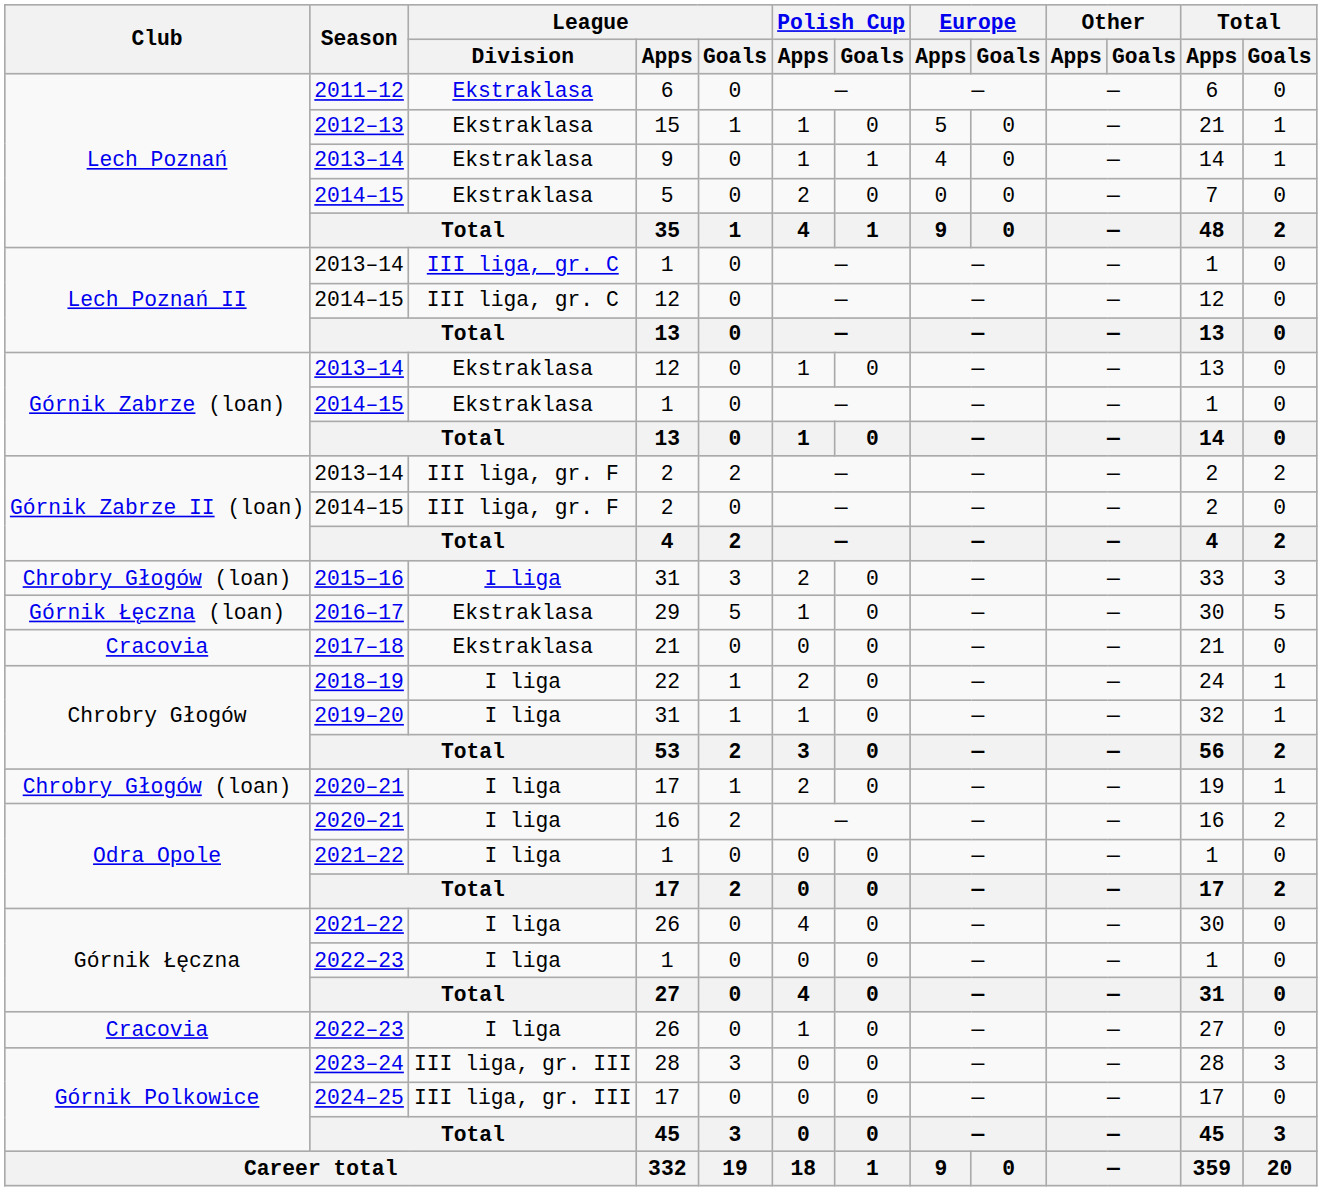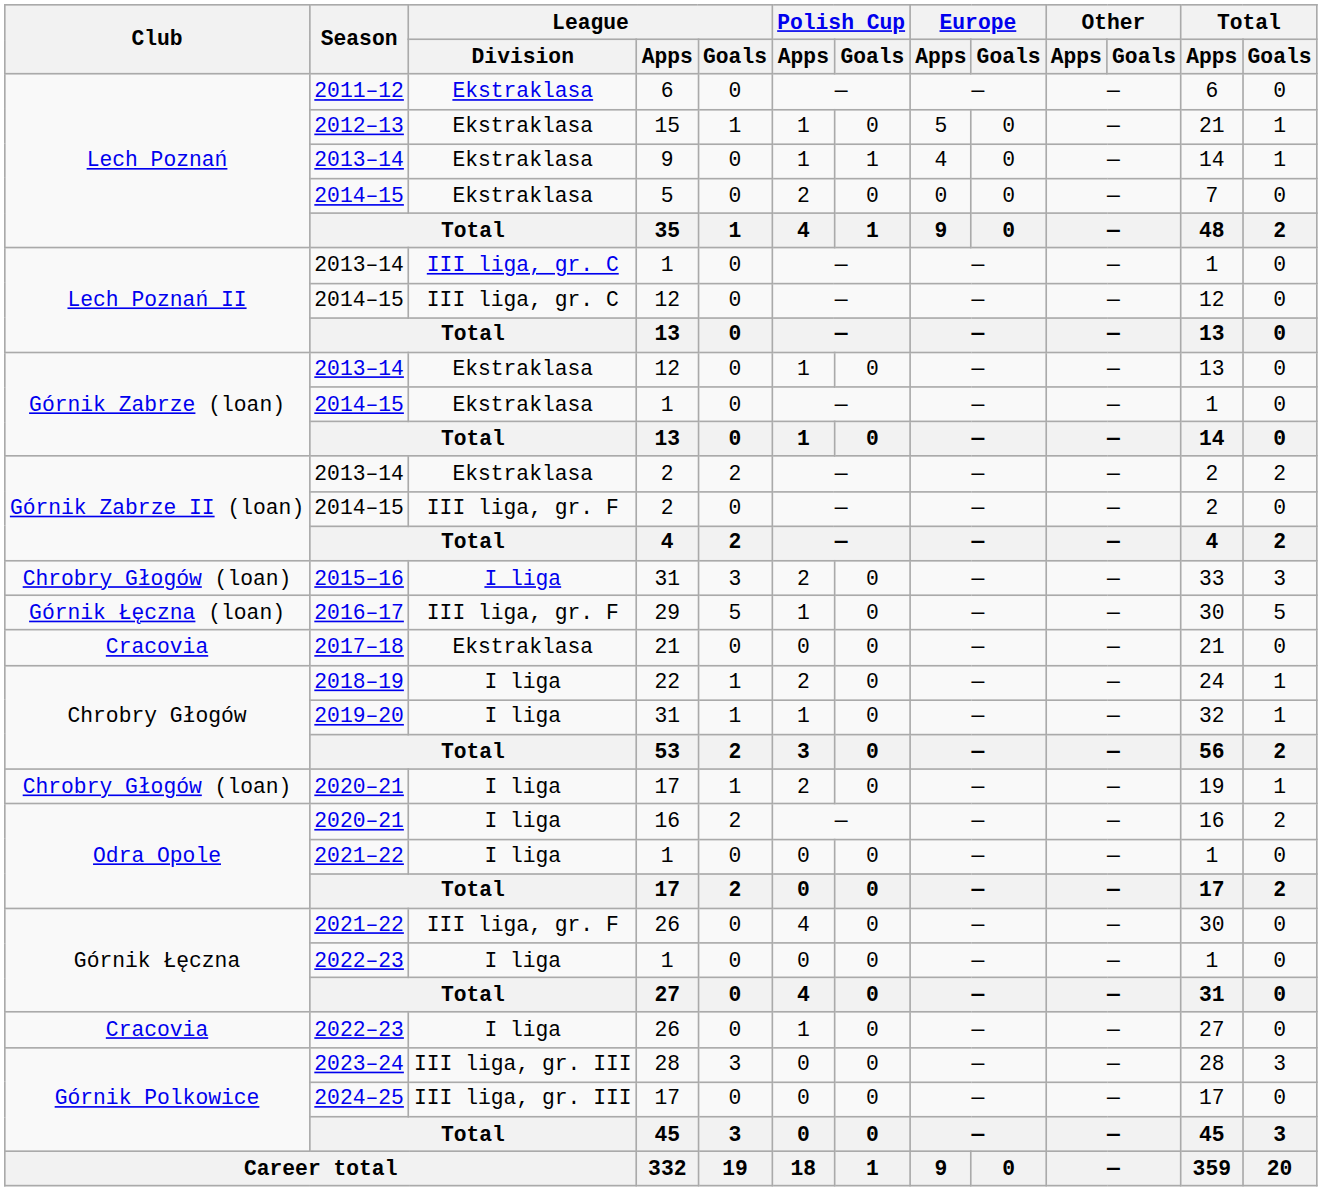(523, 474) III liga, gr. F -> (523, 474) Ekstraklasa
(523, 613) Ekstraklasa -> (523, 613) III liga, gr. F
(523, 926) I liga -> (523, 926) III liga, gr. F
